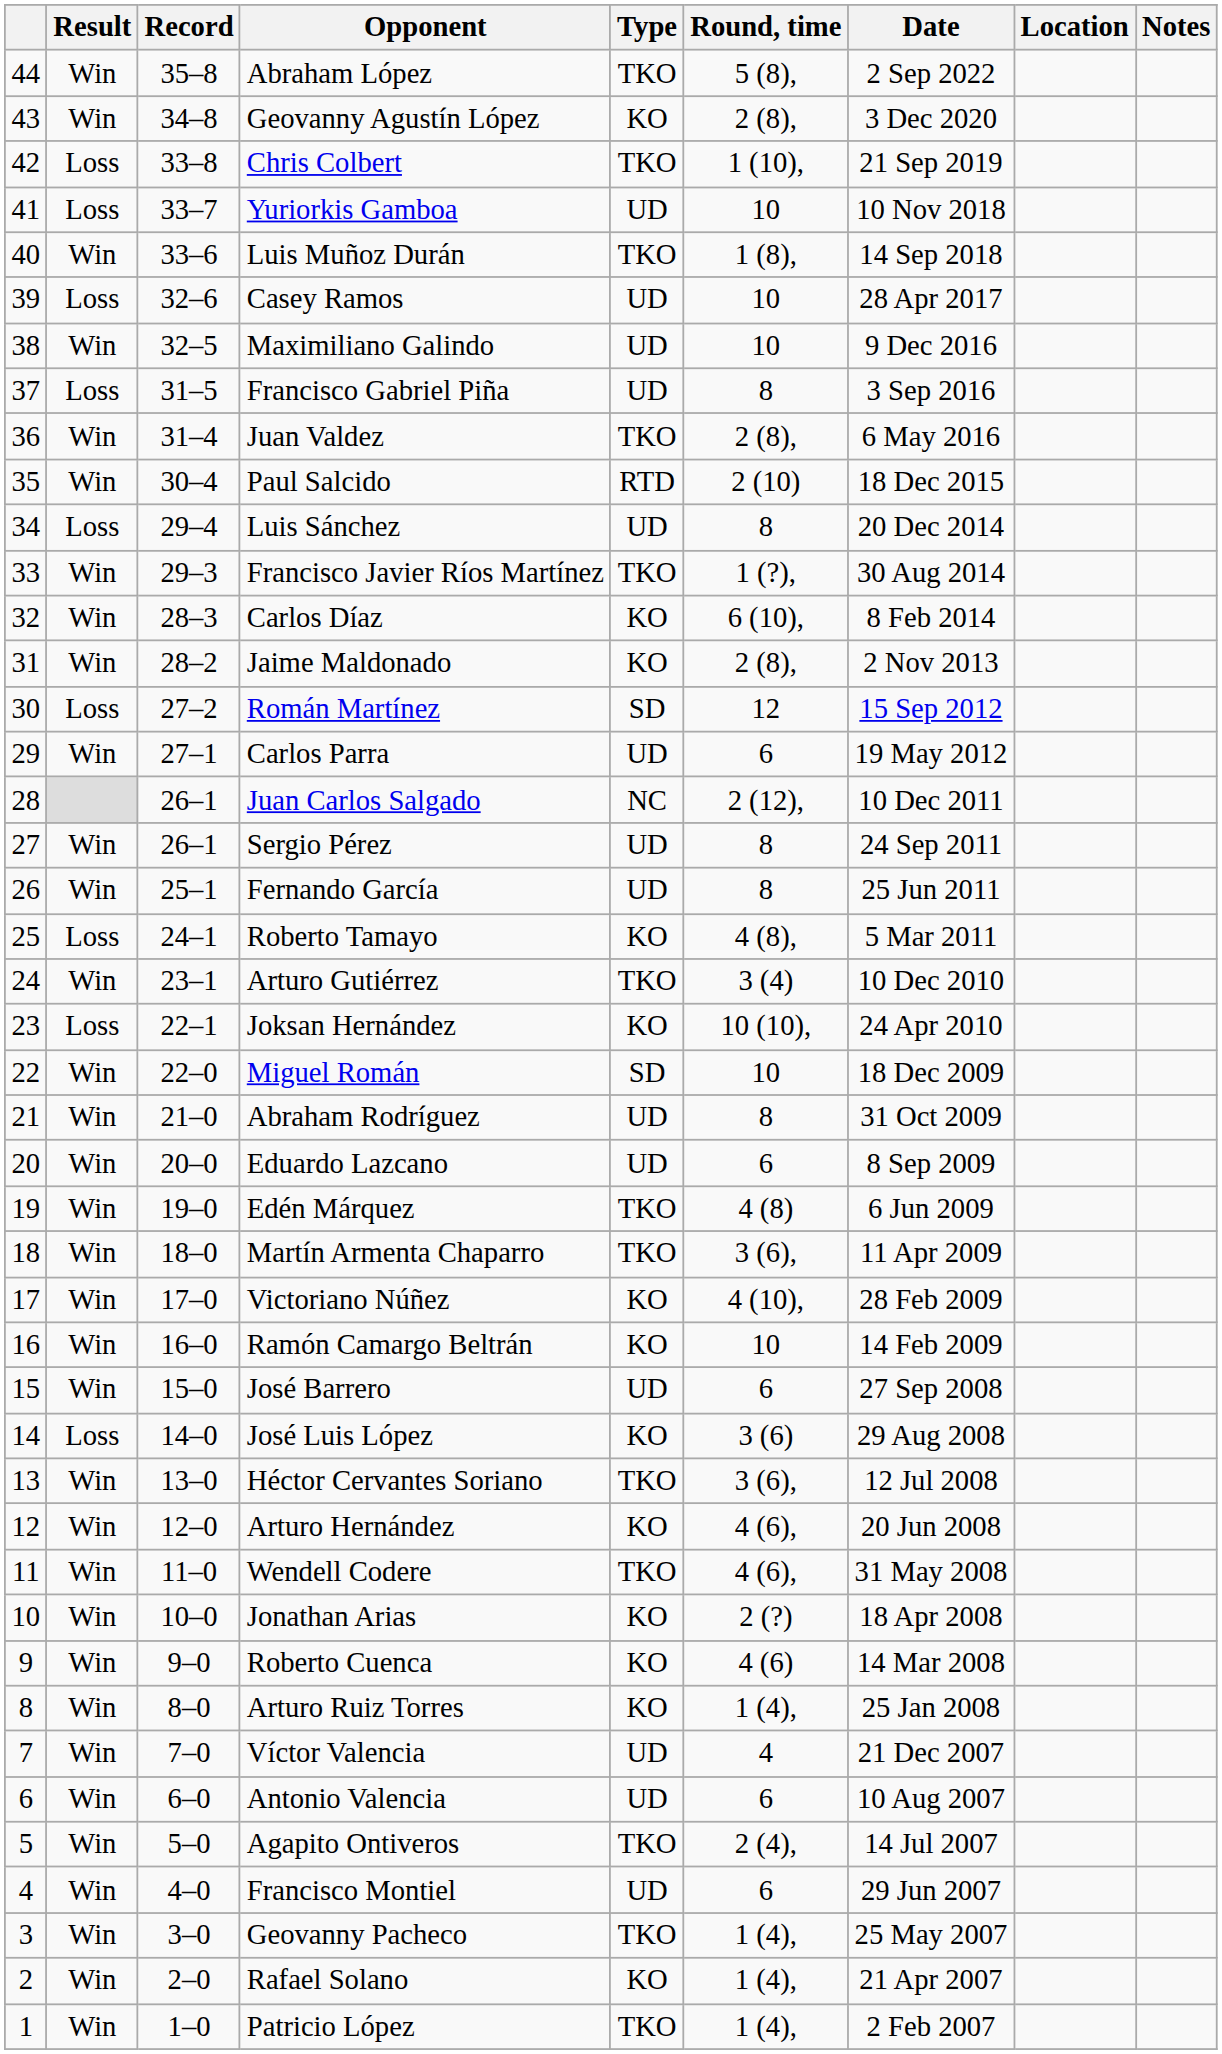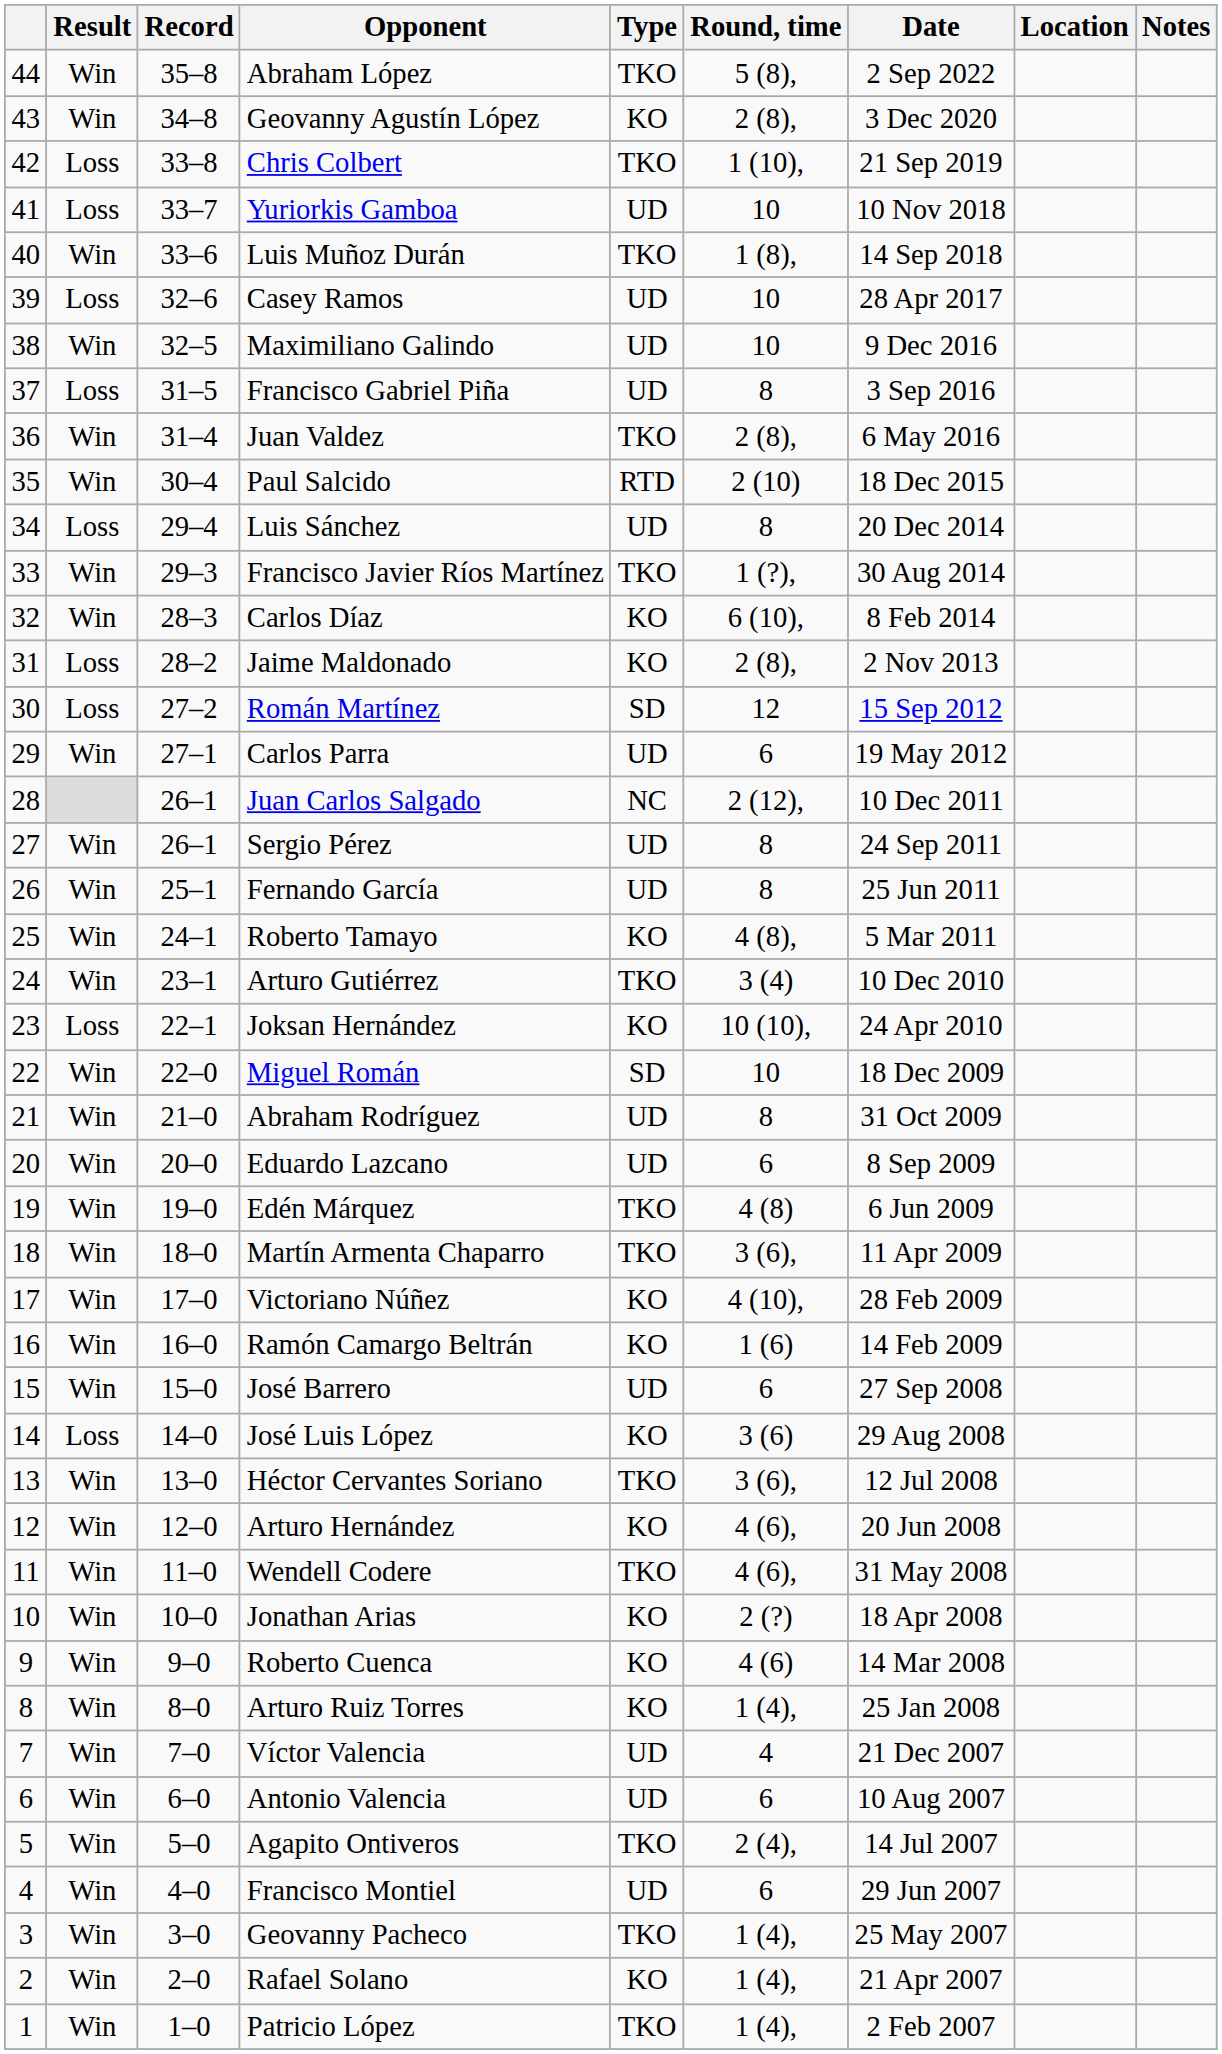(92, 663) Win -> (92, 663) Loss
(92, 935) Loss -> (92, 935) Win
(766, 1344) 10 -> (766, 1344) 1 (6)
